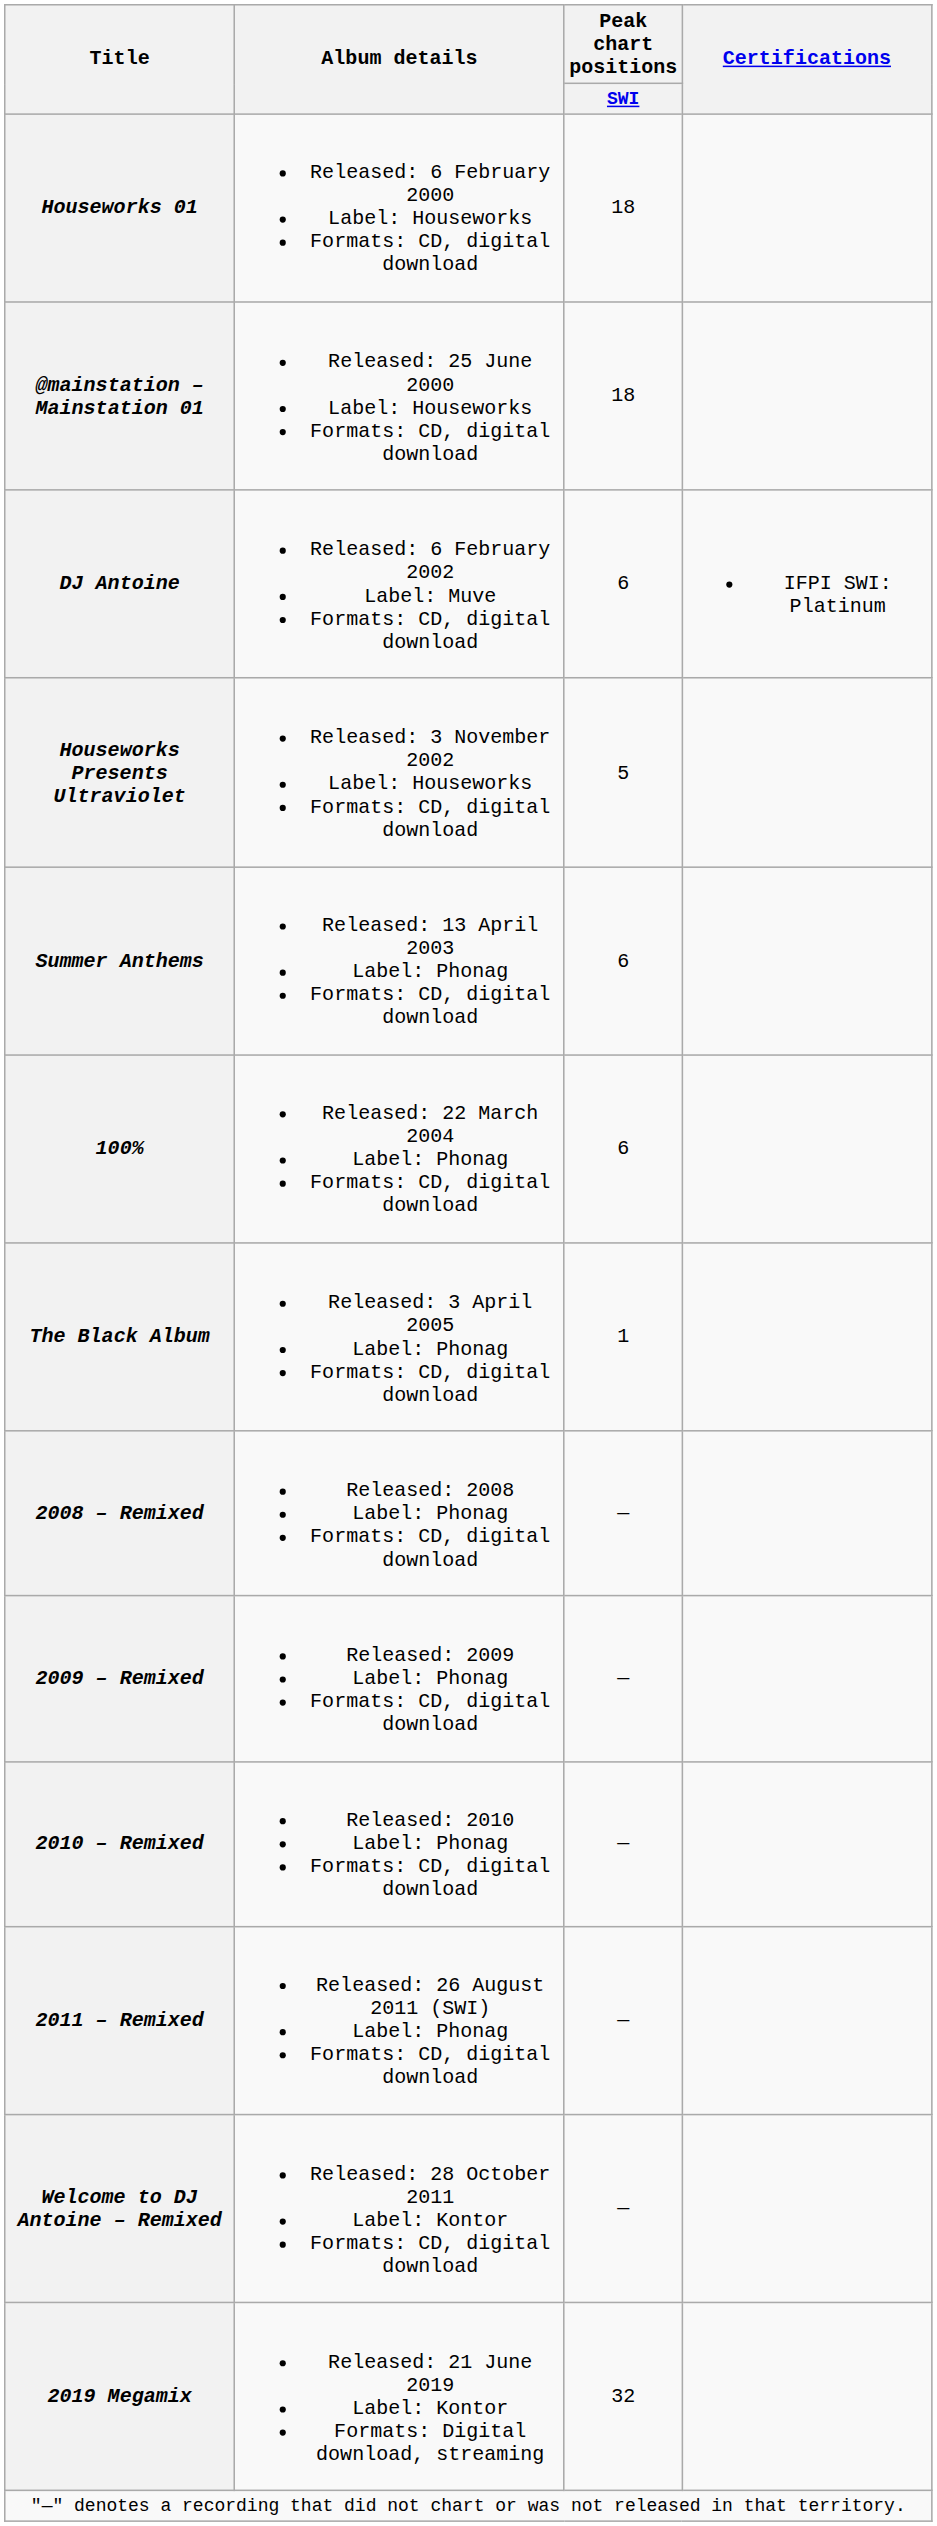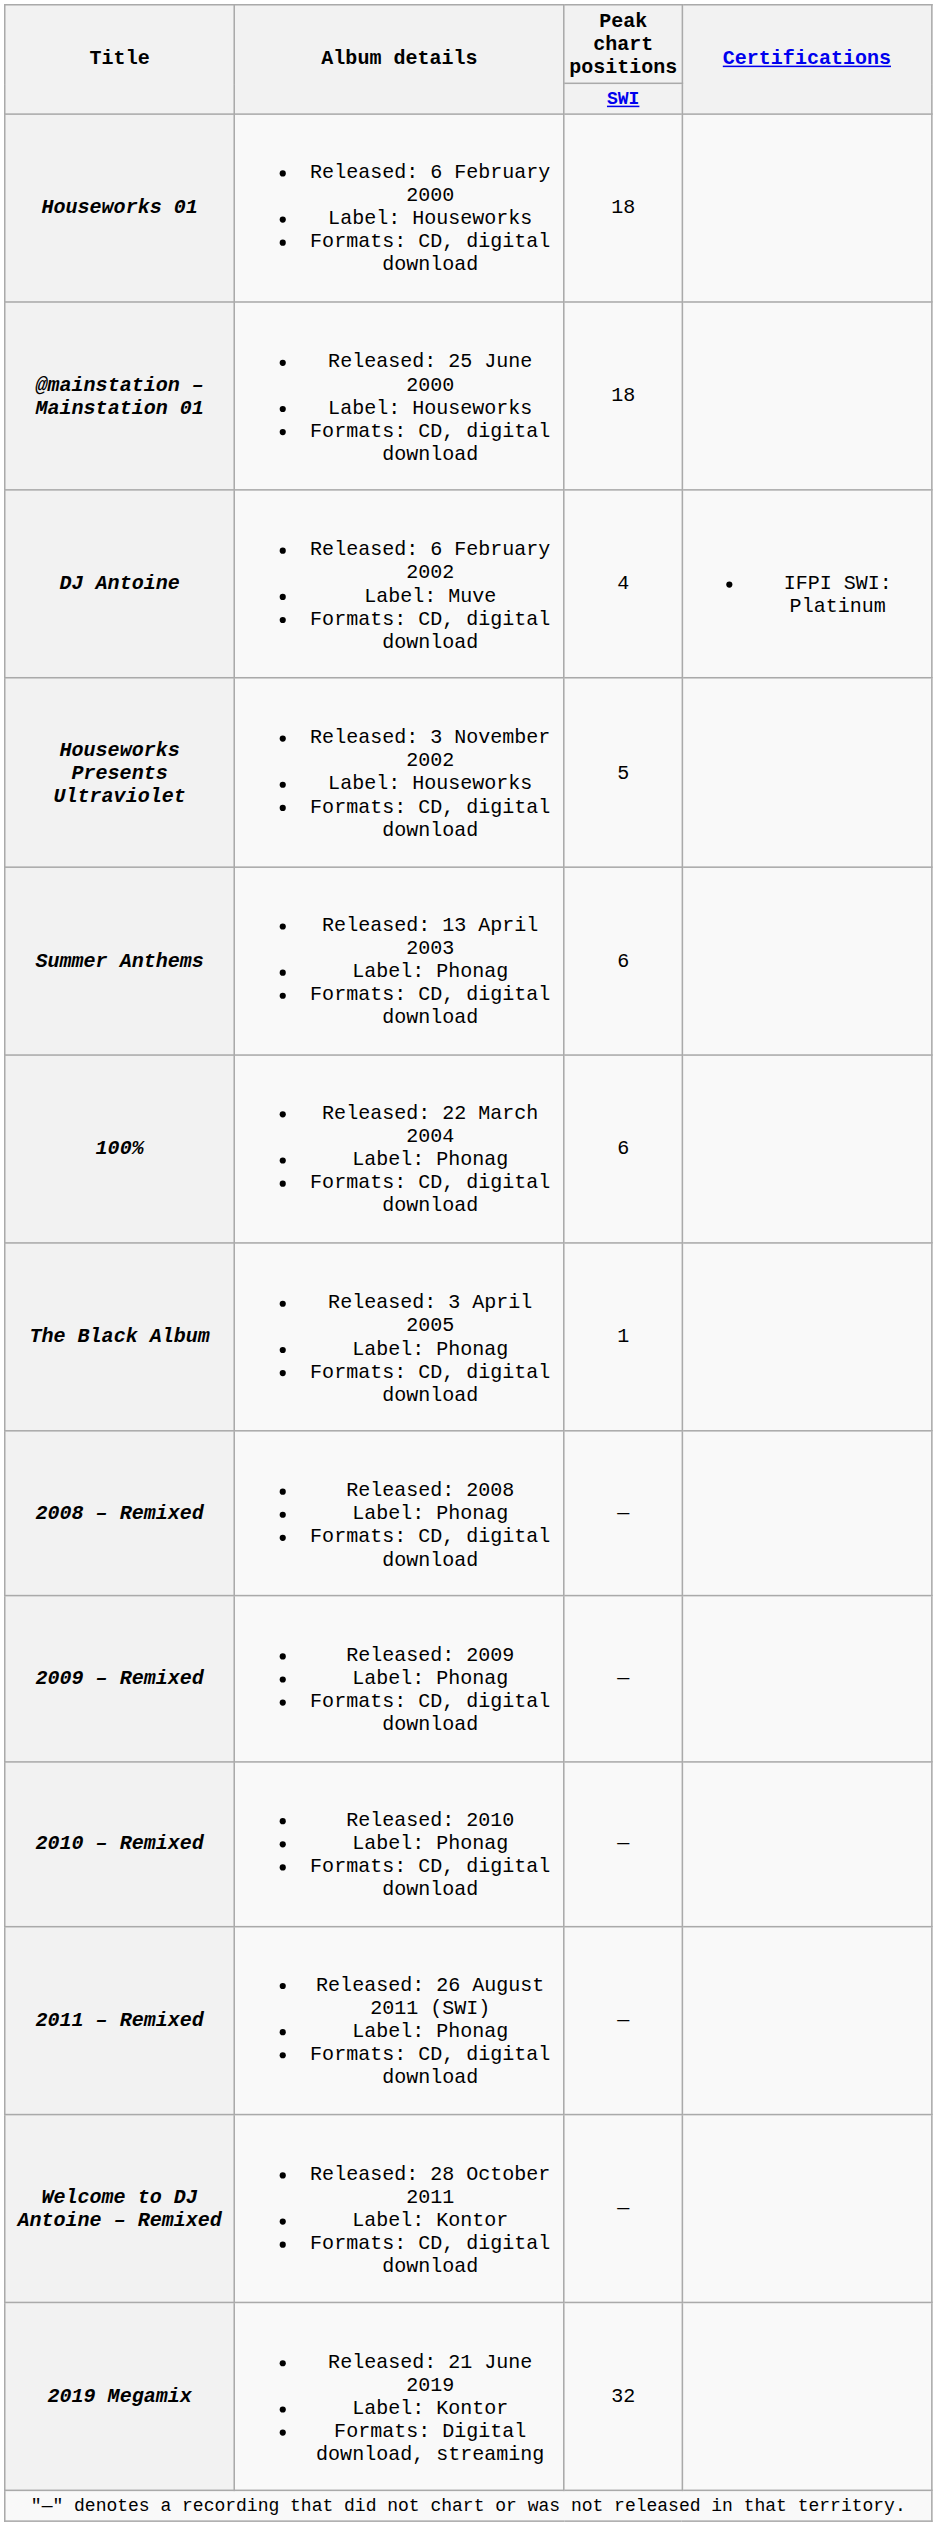(623, 584) 6 -> (623, 584) 4
